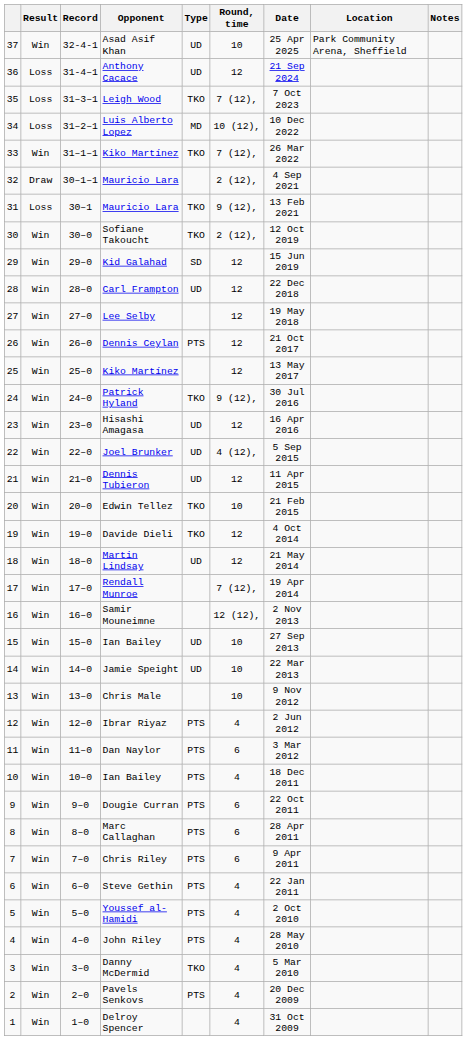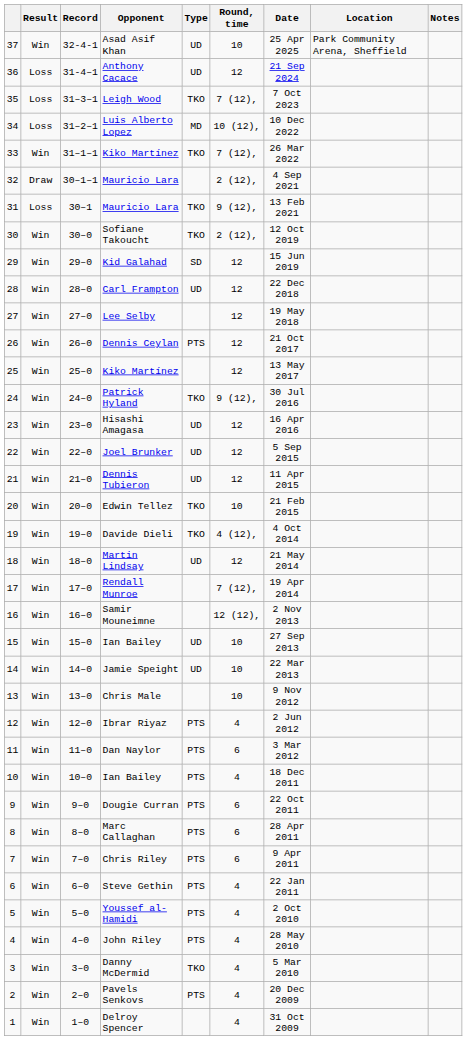(237, 452) 4 (12), -> (237, 452) 12
(237, 534) 12 -> (237, 534) 4 (12),
